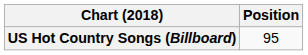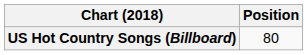(271, 38) 95 -> (271, 38) 80
